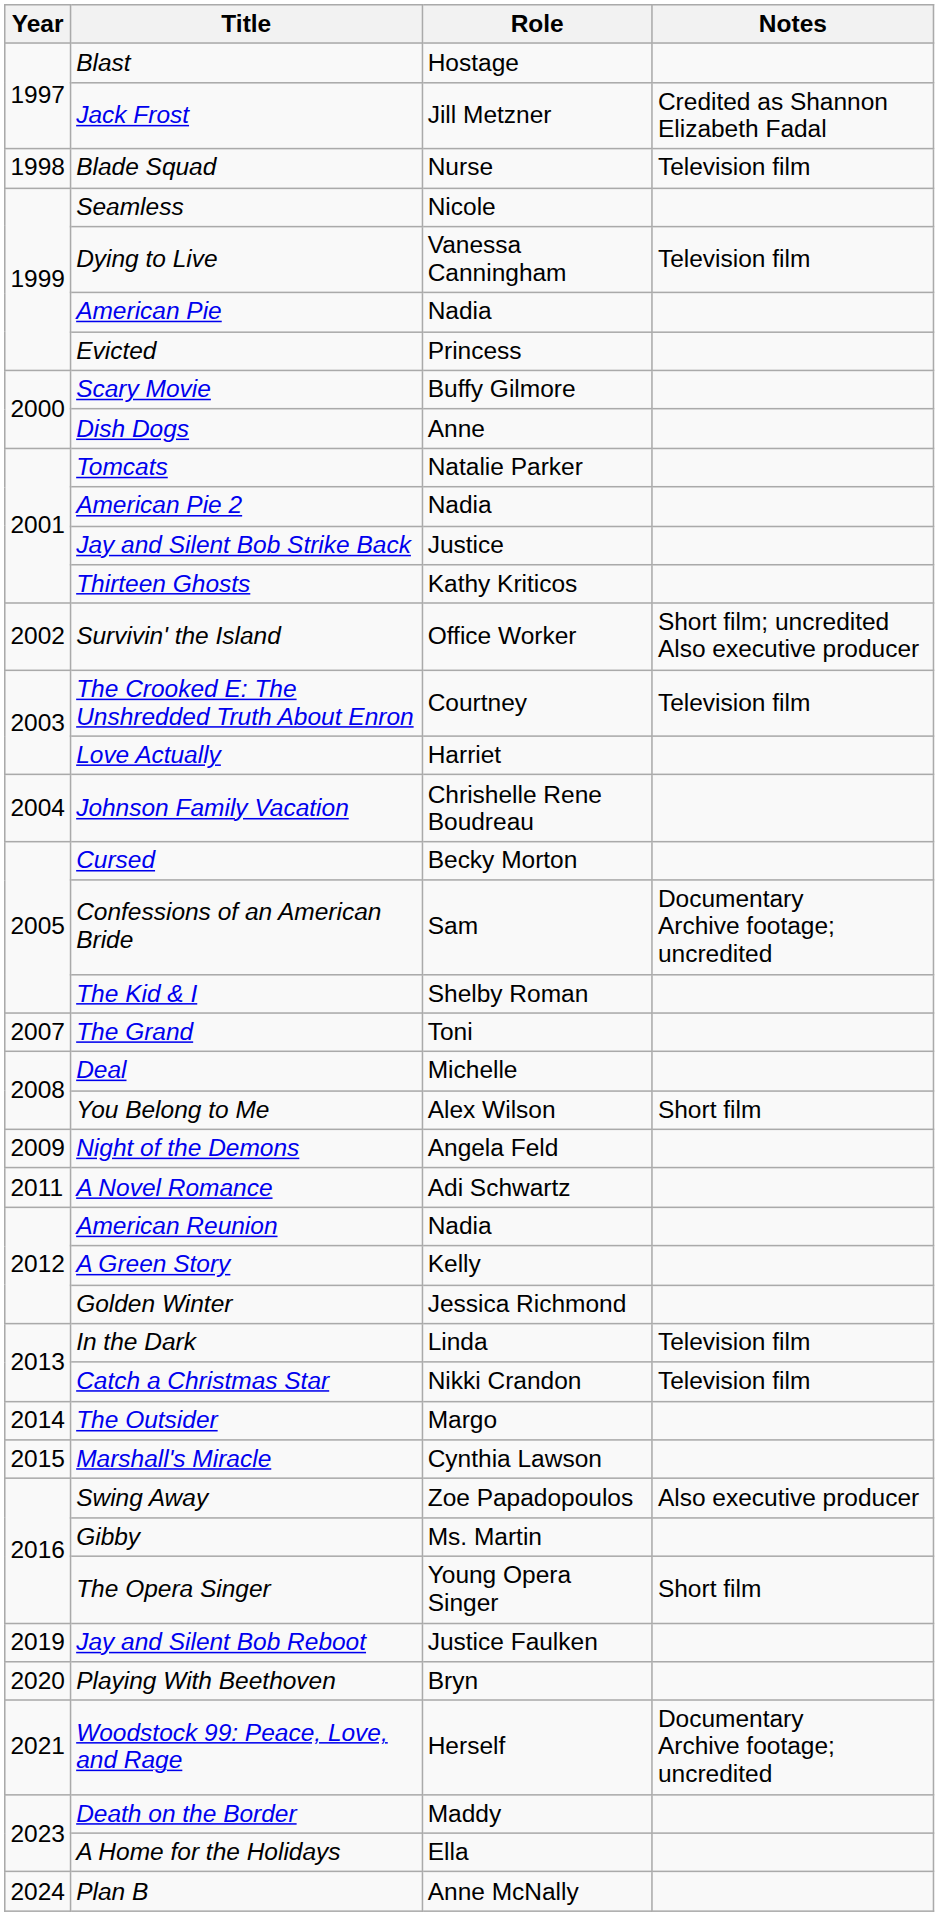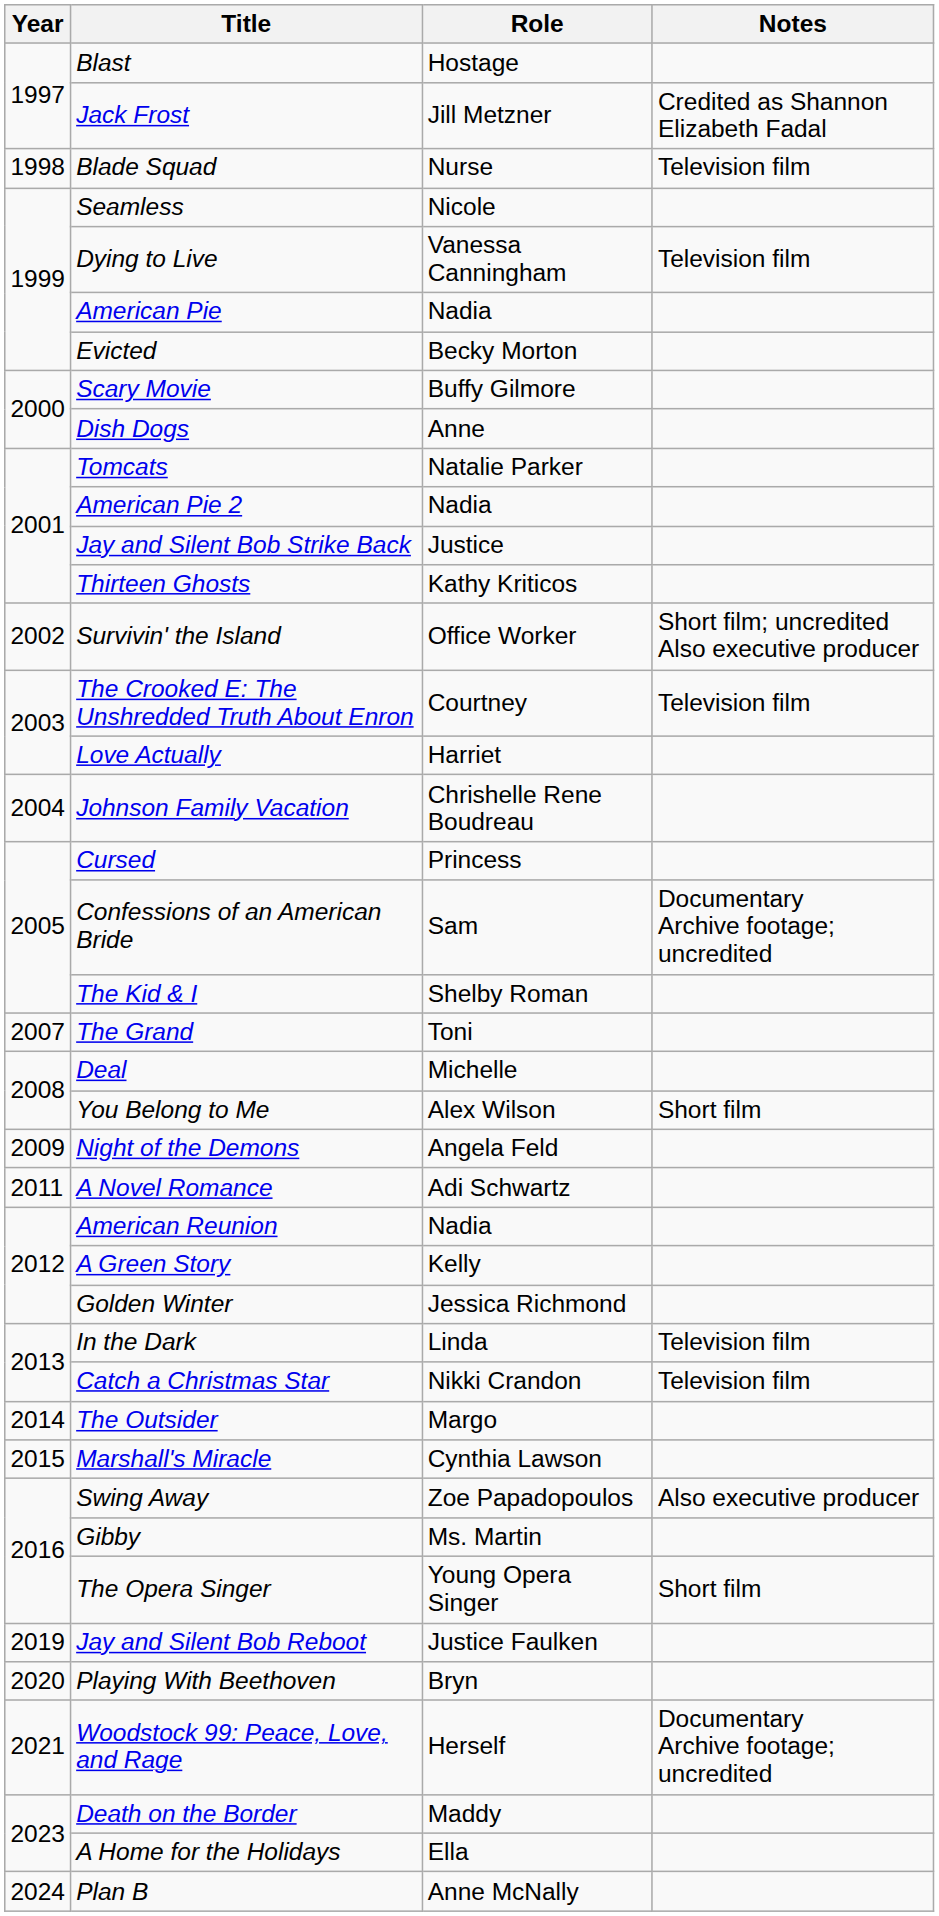(475, 350) Princess -> (503, 350) Becky Morton
(503, 860) Becky Morton -> (475, 860) Princess
